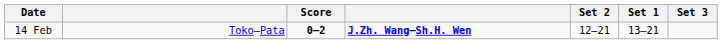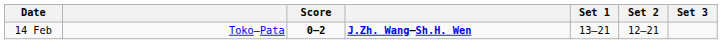columns swapped: (643, 13) <-> (594, 13)
